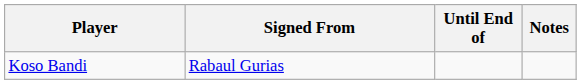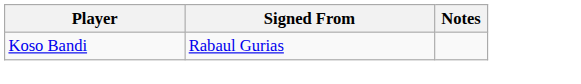- column: (478, 28)
